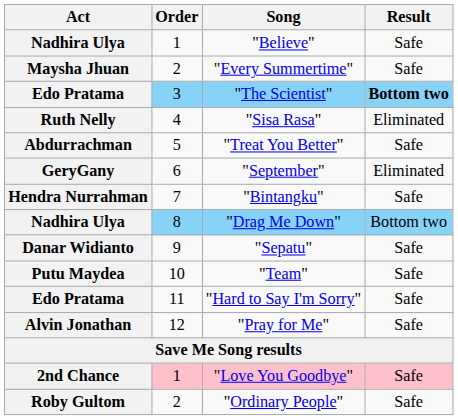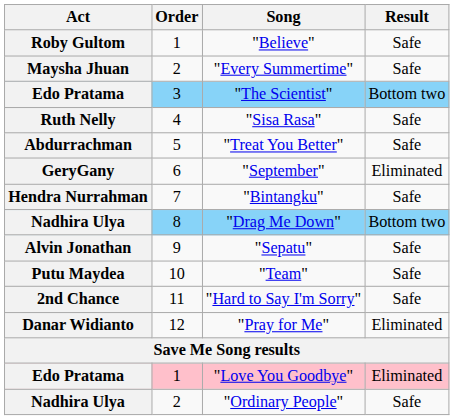(78, 42) Nadhira Ulya -> (78, 42) Roby Gultom
(409, 94) bold -> (407, 94) normal
(409, 119) Eliminated -> (407, 119) Safe
(78, 247) Danar Widianto -> (78, 247) Alvin Jonathan
(78, 299) Edo Pratama -> (78, 299) 2nd Chance
(78, 324) Alvin Jonathan -> (78, 324) Danar Widianto
(409, 324) Safe -> (407, 324) Eliminated
(78, 376) 2nd Chance -> (78, 376) Edo Pratama
(409, 376) Safe -> (407, 376) Eliminated
(78, 401) Roby Gultom -> (78, 401) Nadhira Ulya
